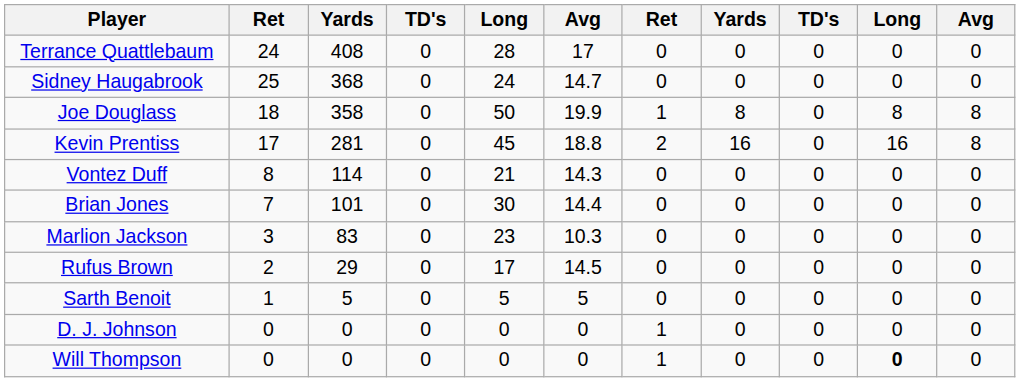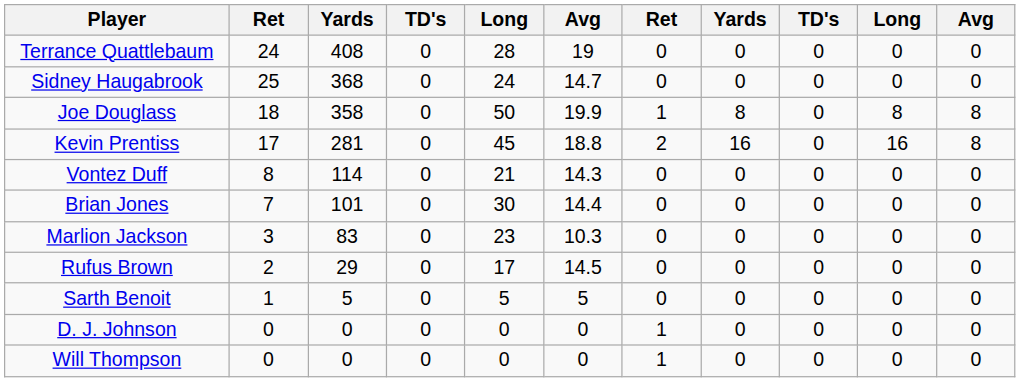(583, 50) 17 -> (583, 50) 19
(897, 360) bold -> (897, 360) normal
